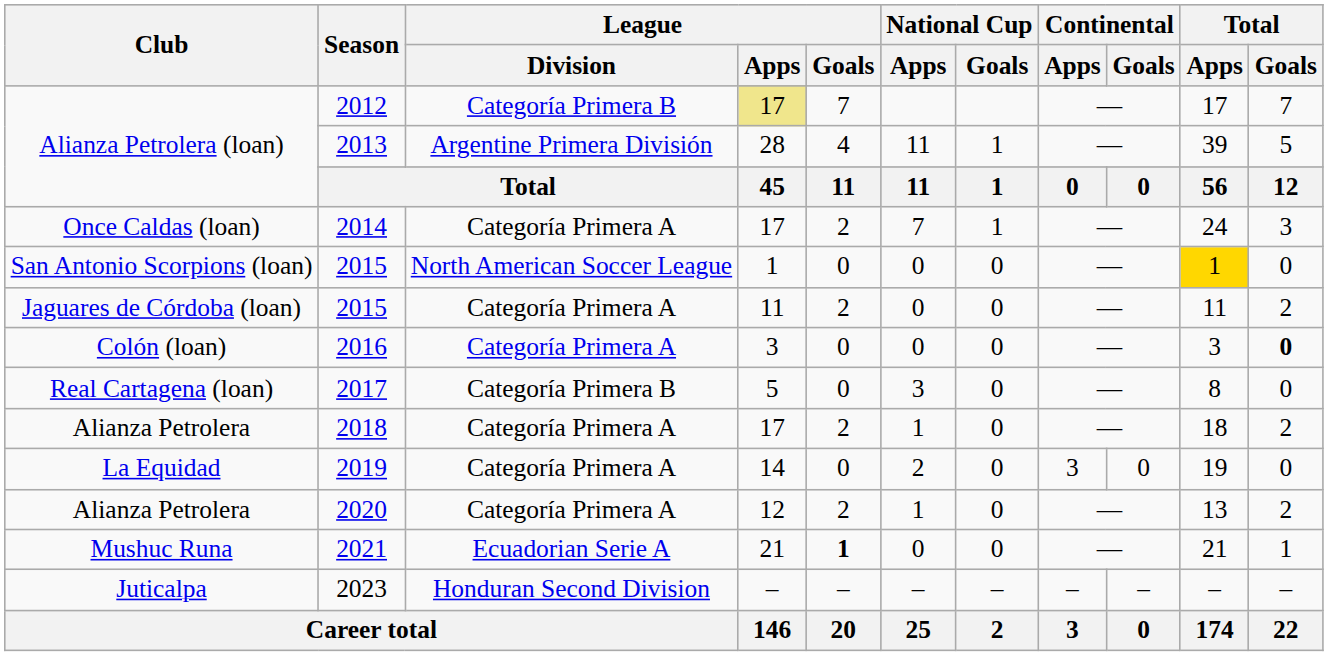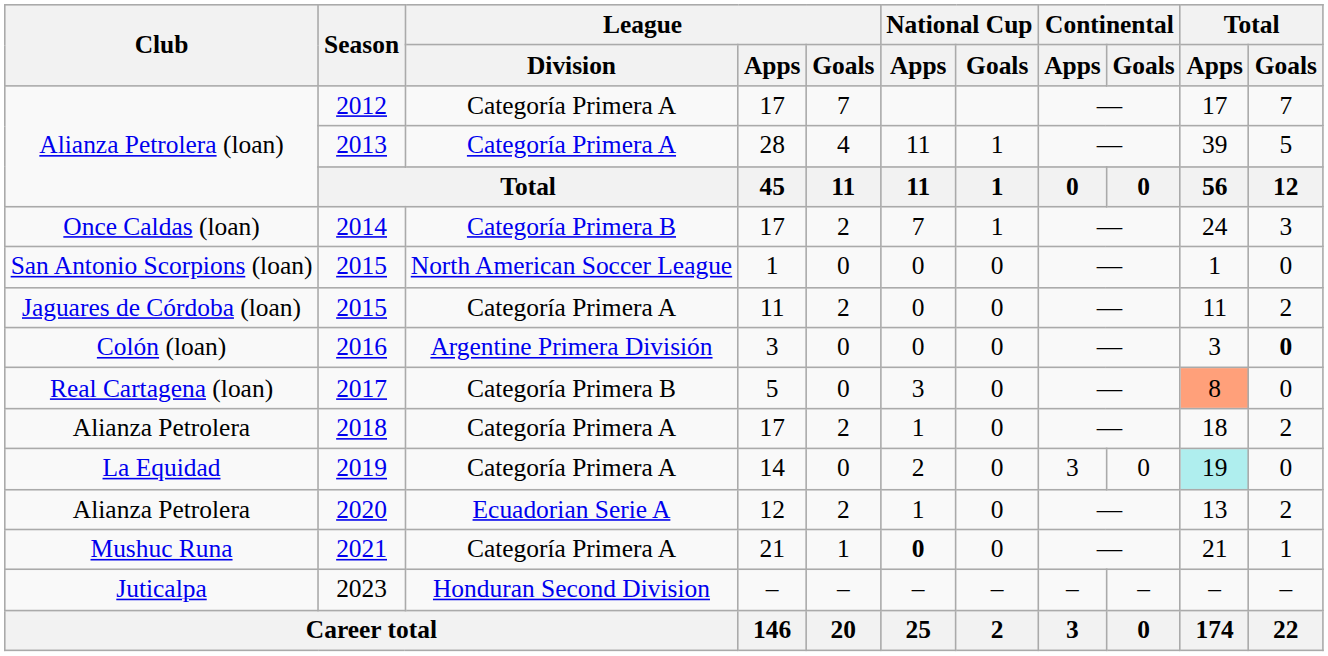(571, 105) Categoría Primera B -> (571, 105) Categoría Primera A
(772, 105) khaki background -> (772, 105) no background
(571, 145) Argentine Primera División -> (571, 145) Categoría Primera A
(571, 226) Categoría Primera A -> (571, 226) Categoría Primera B
(1215, 266) gold background -> (1215, 266) no background
(571, 347) Categoría Primera A -> (571, 347) Argentine Primera División
(1215, 387) no background -> (1215, 387) lightsalmon background
(1215, 468) no background -> (1215, 468) paleturquoise background
(571, 508) Categoría Primera A -> (571, 508) Ecuadorian Serie A
(571, 549) Ecuadorian Serie A -> (571, 549) Categoría Primera A
(843, 549) bold -> (843, 549) normal
(918, 549) normal -> (918, 549) bold
